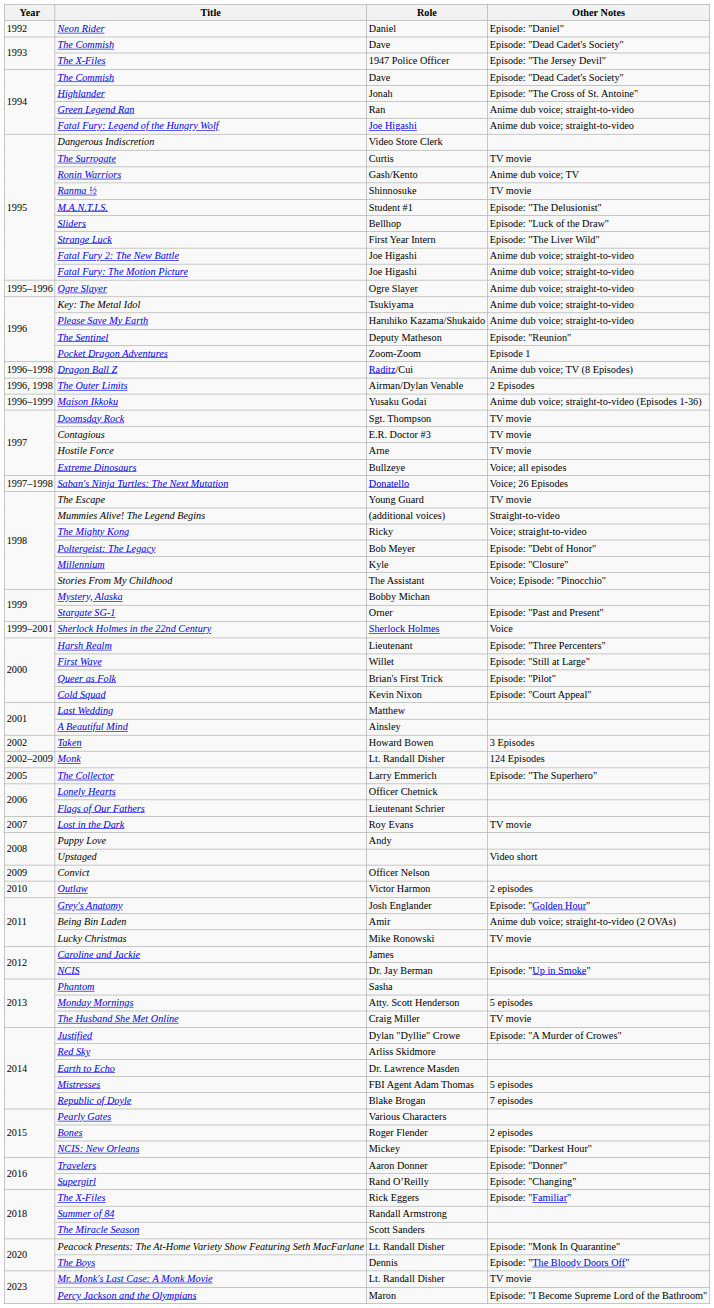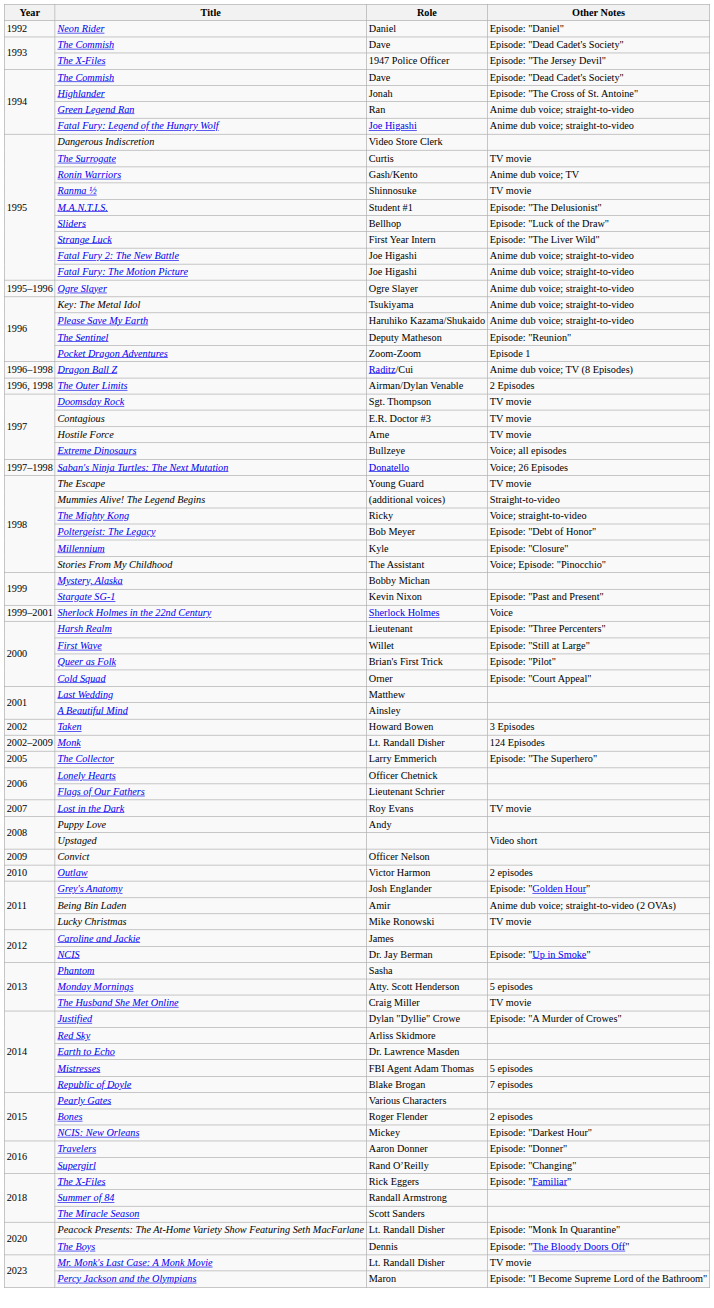- row: (30, 402)
(381, 613) Orner -> (395, 597) Kevin Nixon
(395, 694) Kevin Nixon -> (381, 678) Orner
